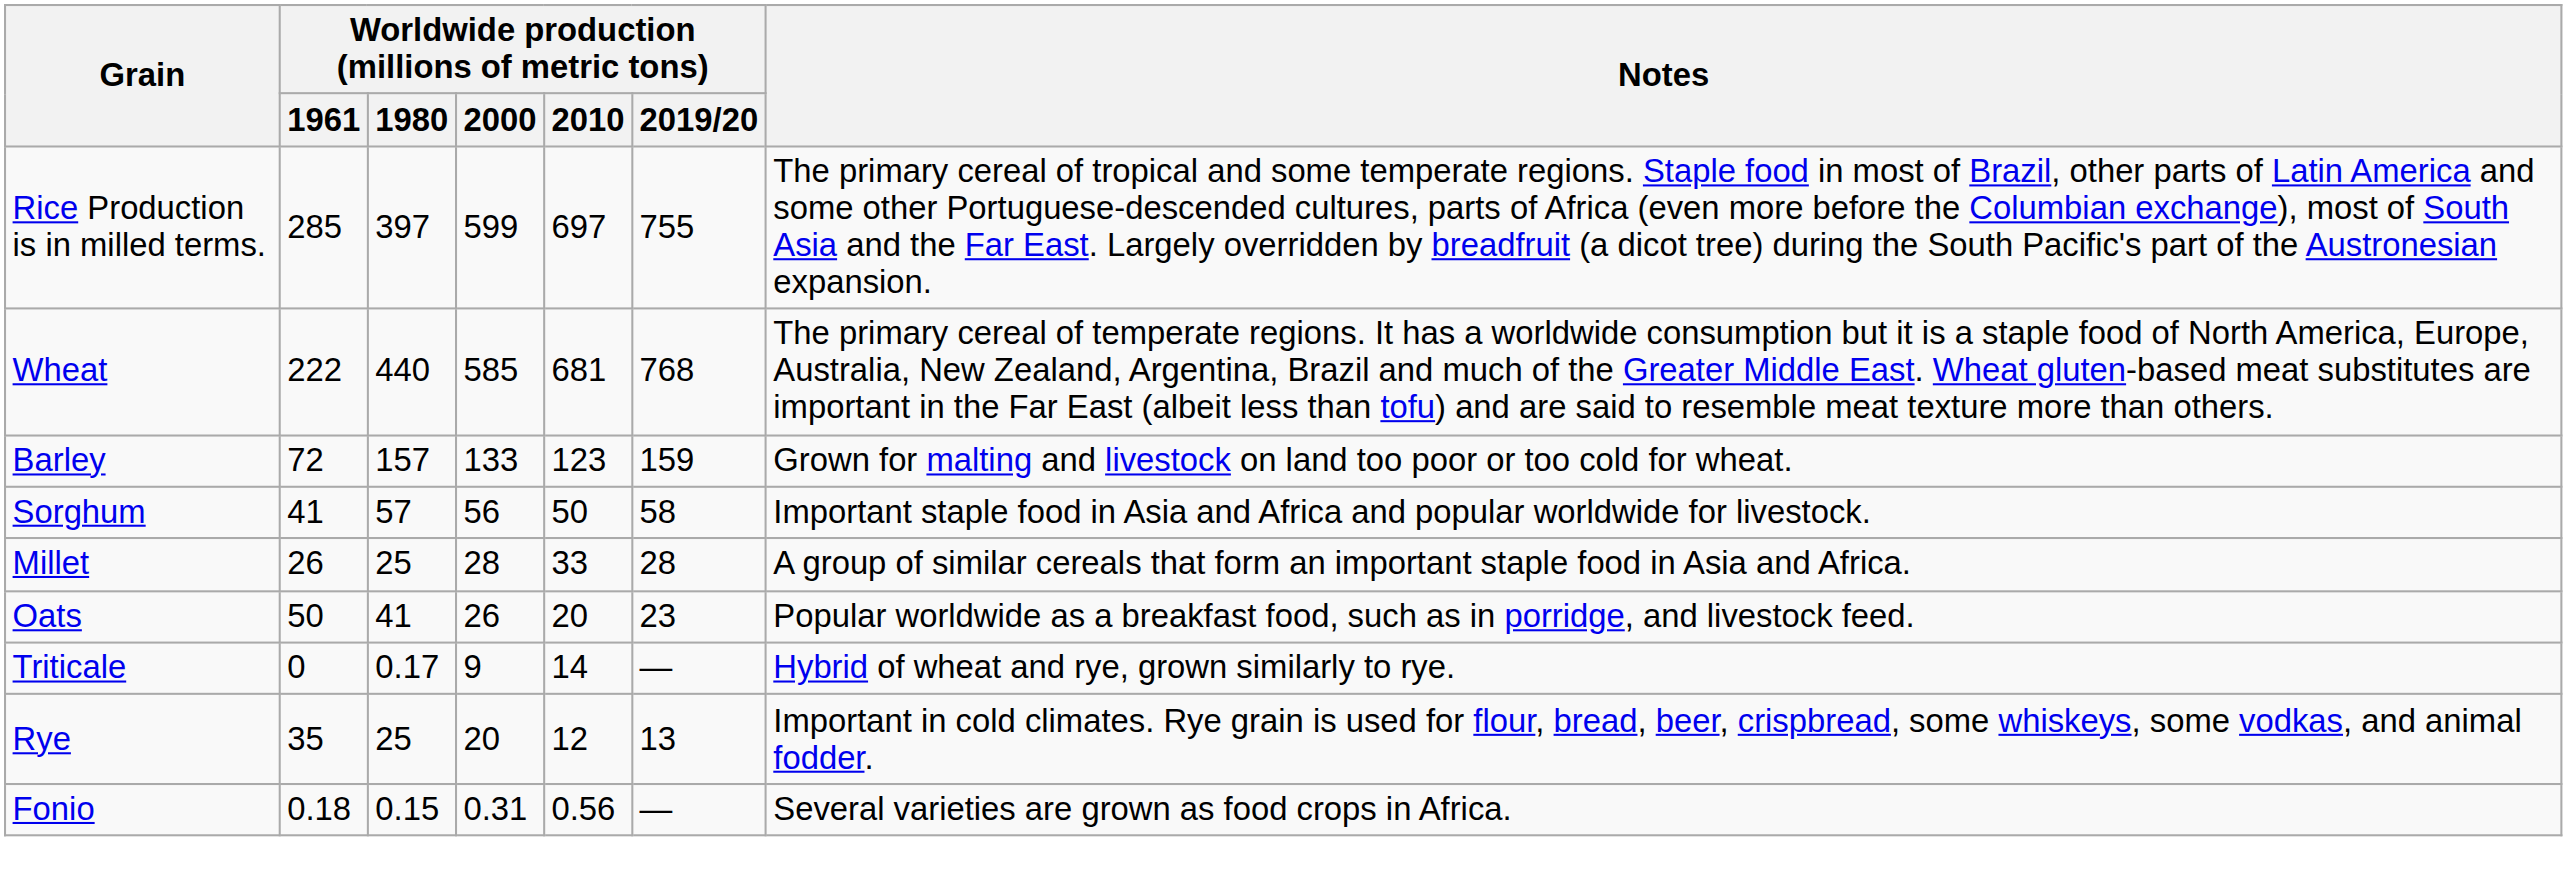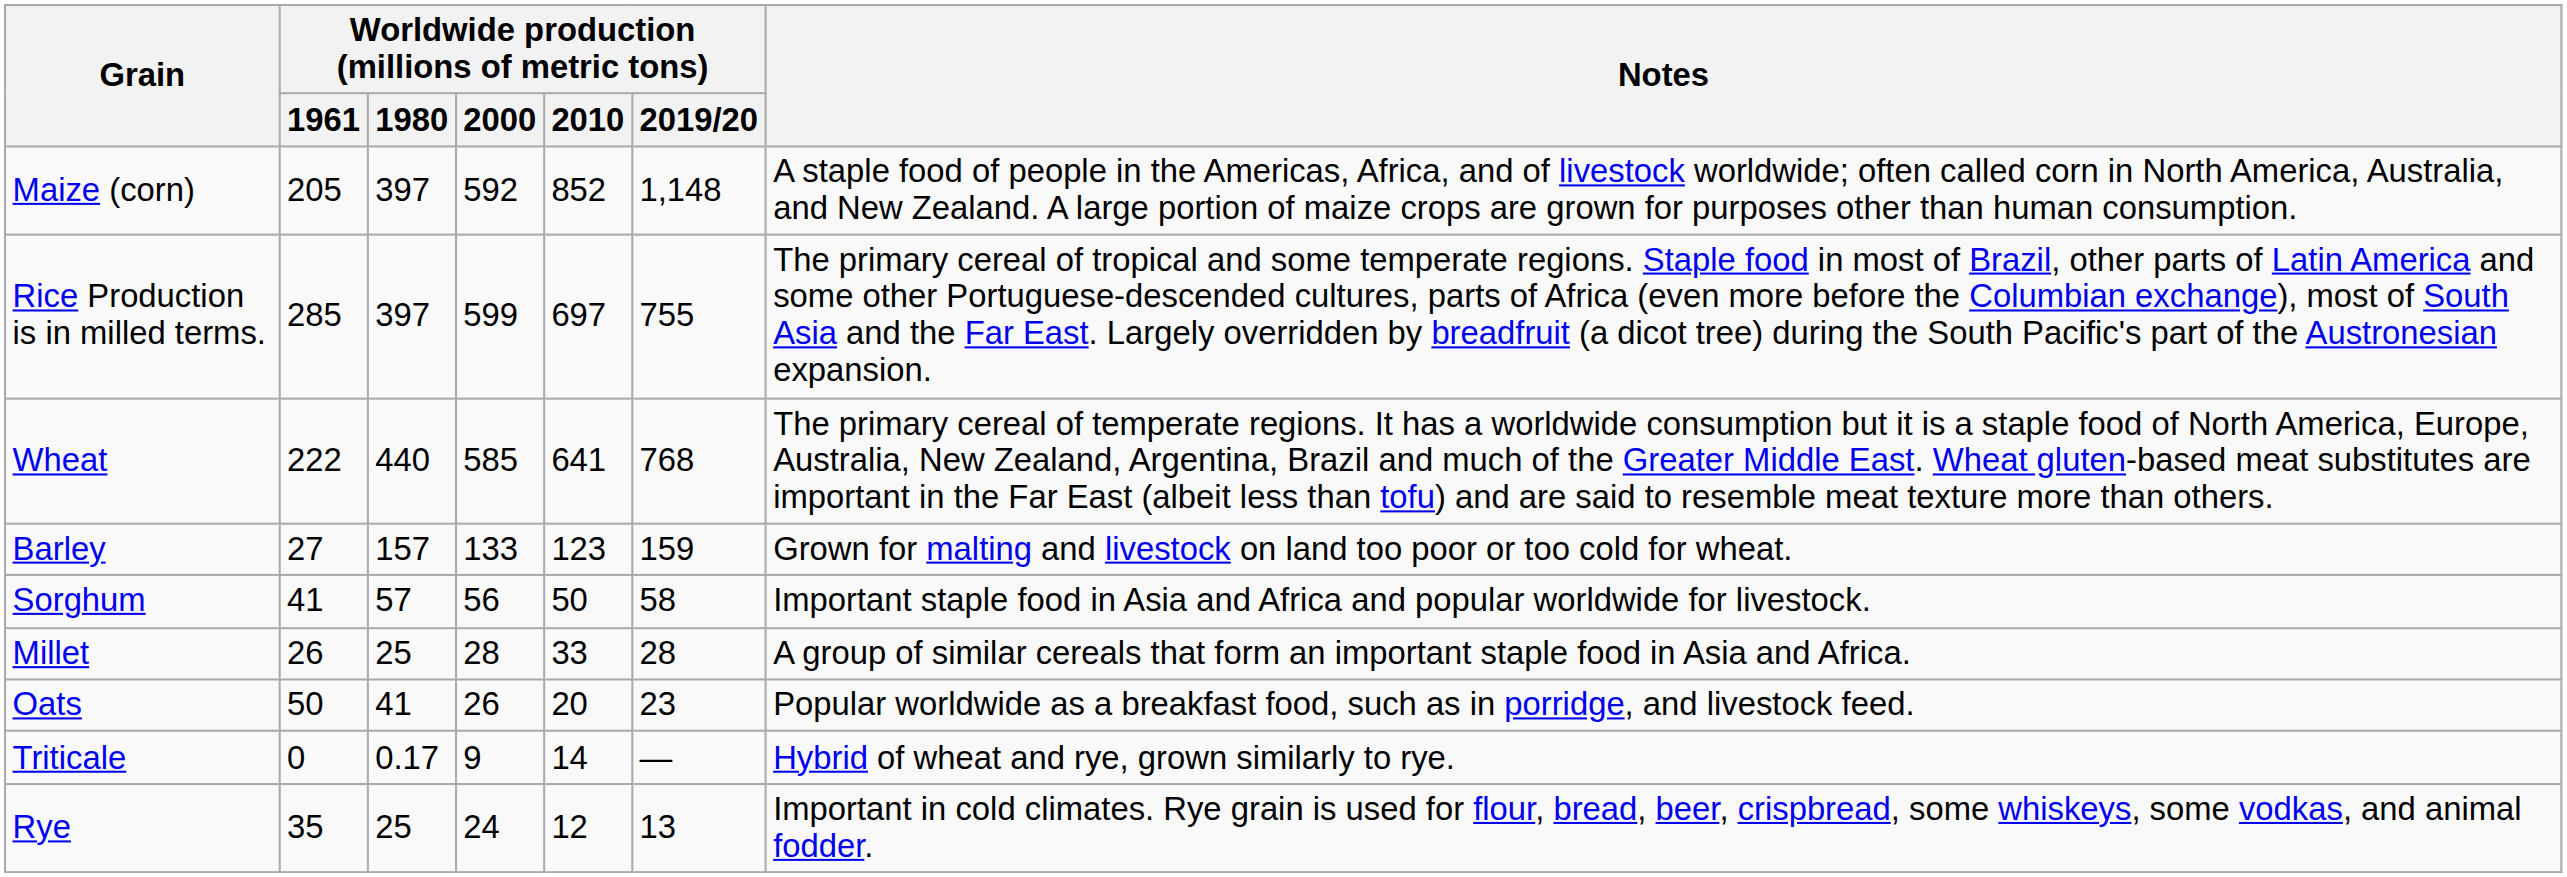+ row: (104, 189)
(579, 371) 681 -> (579, 459) 641
(305, 459) 72 -> (305, 548) 27
(482, 738) 20 -> (482, 827) 24
- row: (54, 808)
